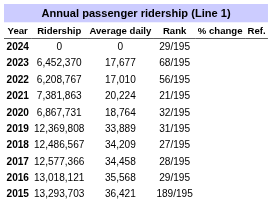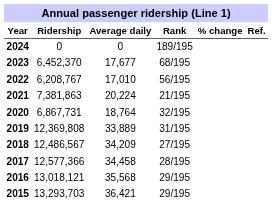(175, 47) 29/195 -> (175, 47) 189/195
(175, 194) 189/195 -> (175, 194) 29/195
